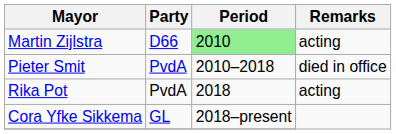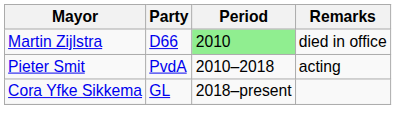(320, 41) acting -> (343, 41) died in office
(343, 66) died in office -> (320, 66) acting
- row: (38, 91)
